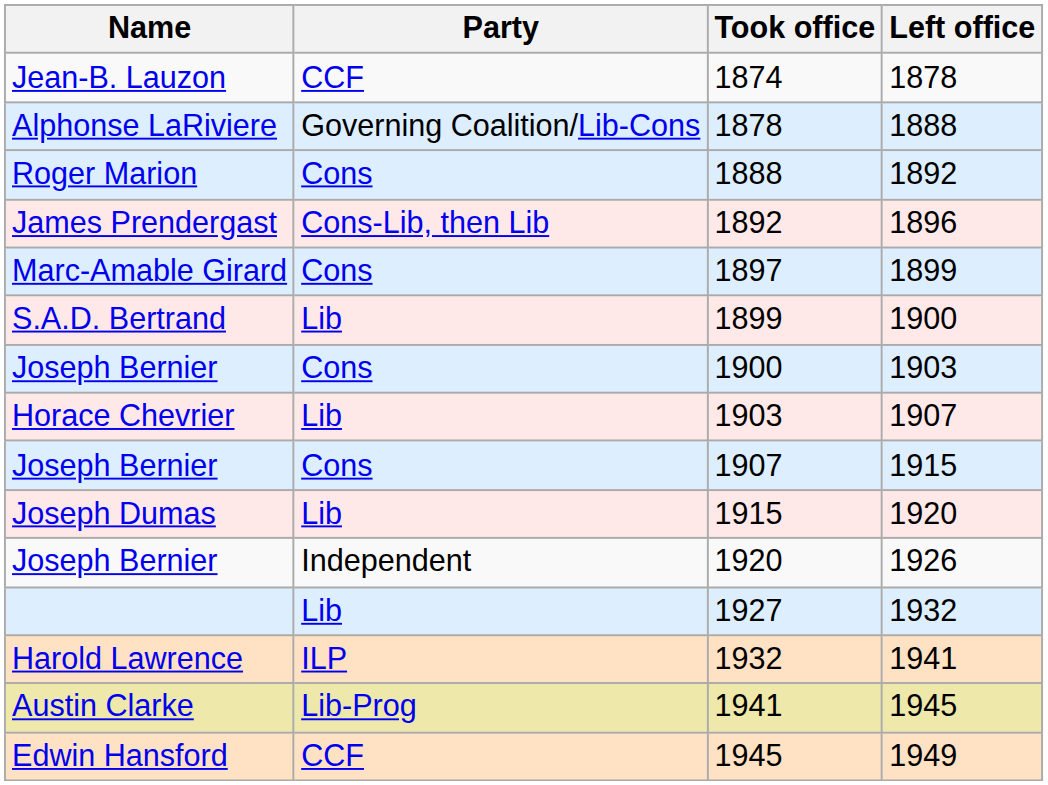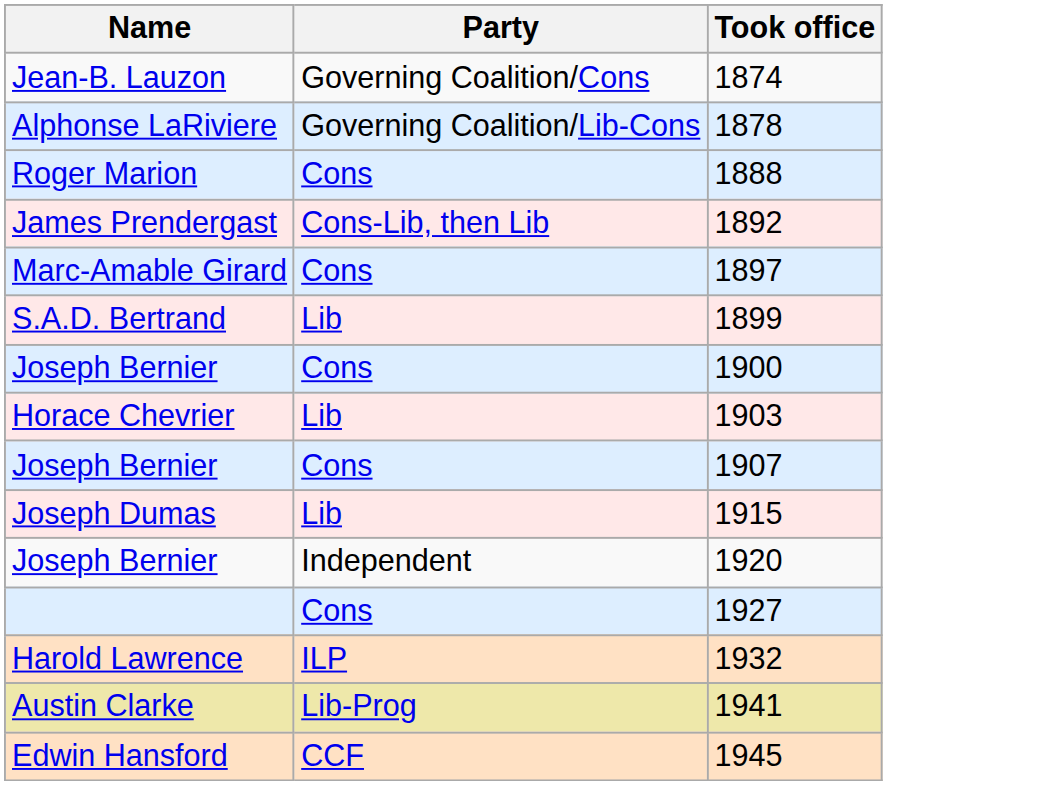- column: (962, 28)
(333, 77) CCF -> (475, 77) Governing Coalition/Cons
(322, 610) Lib -> (337, 610) Cons
